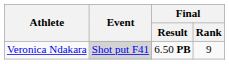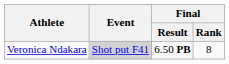(209, 50) 9 -> (209, 50) 8
